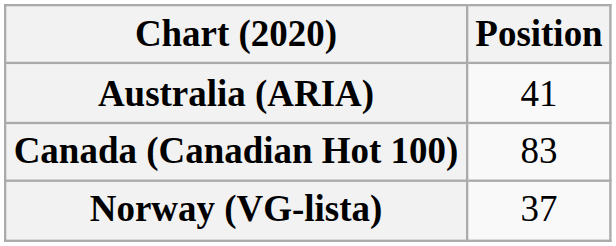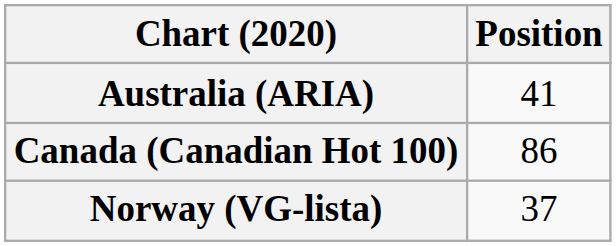(539, 151) 83 -> (539, 151) 86
